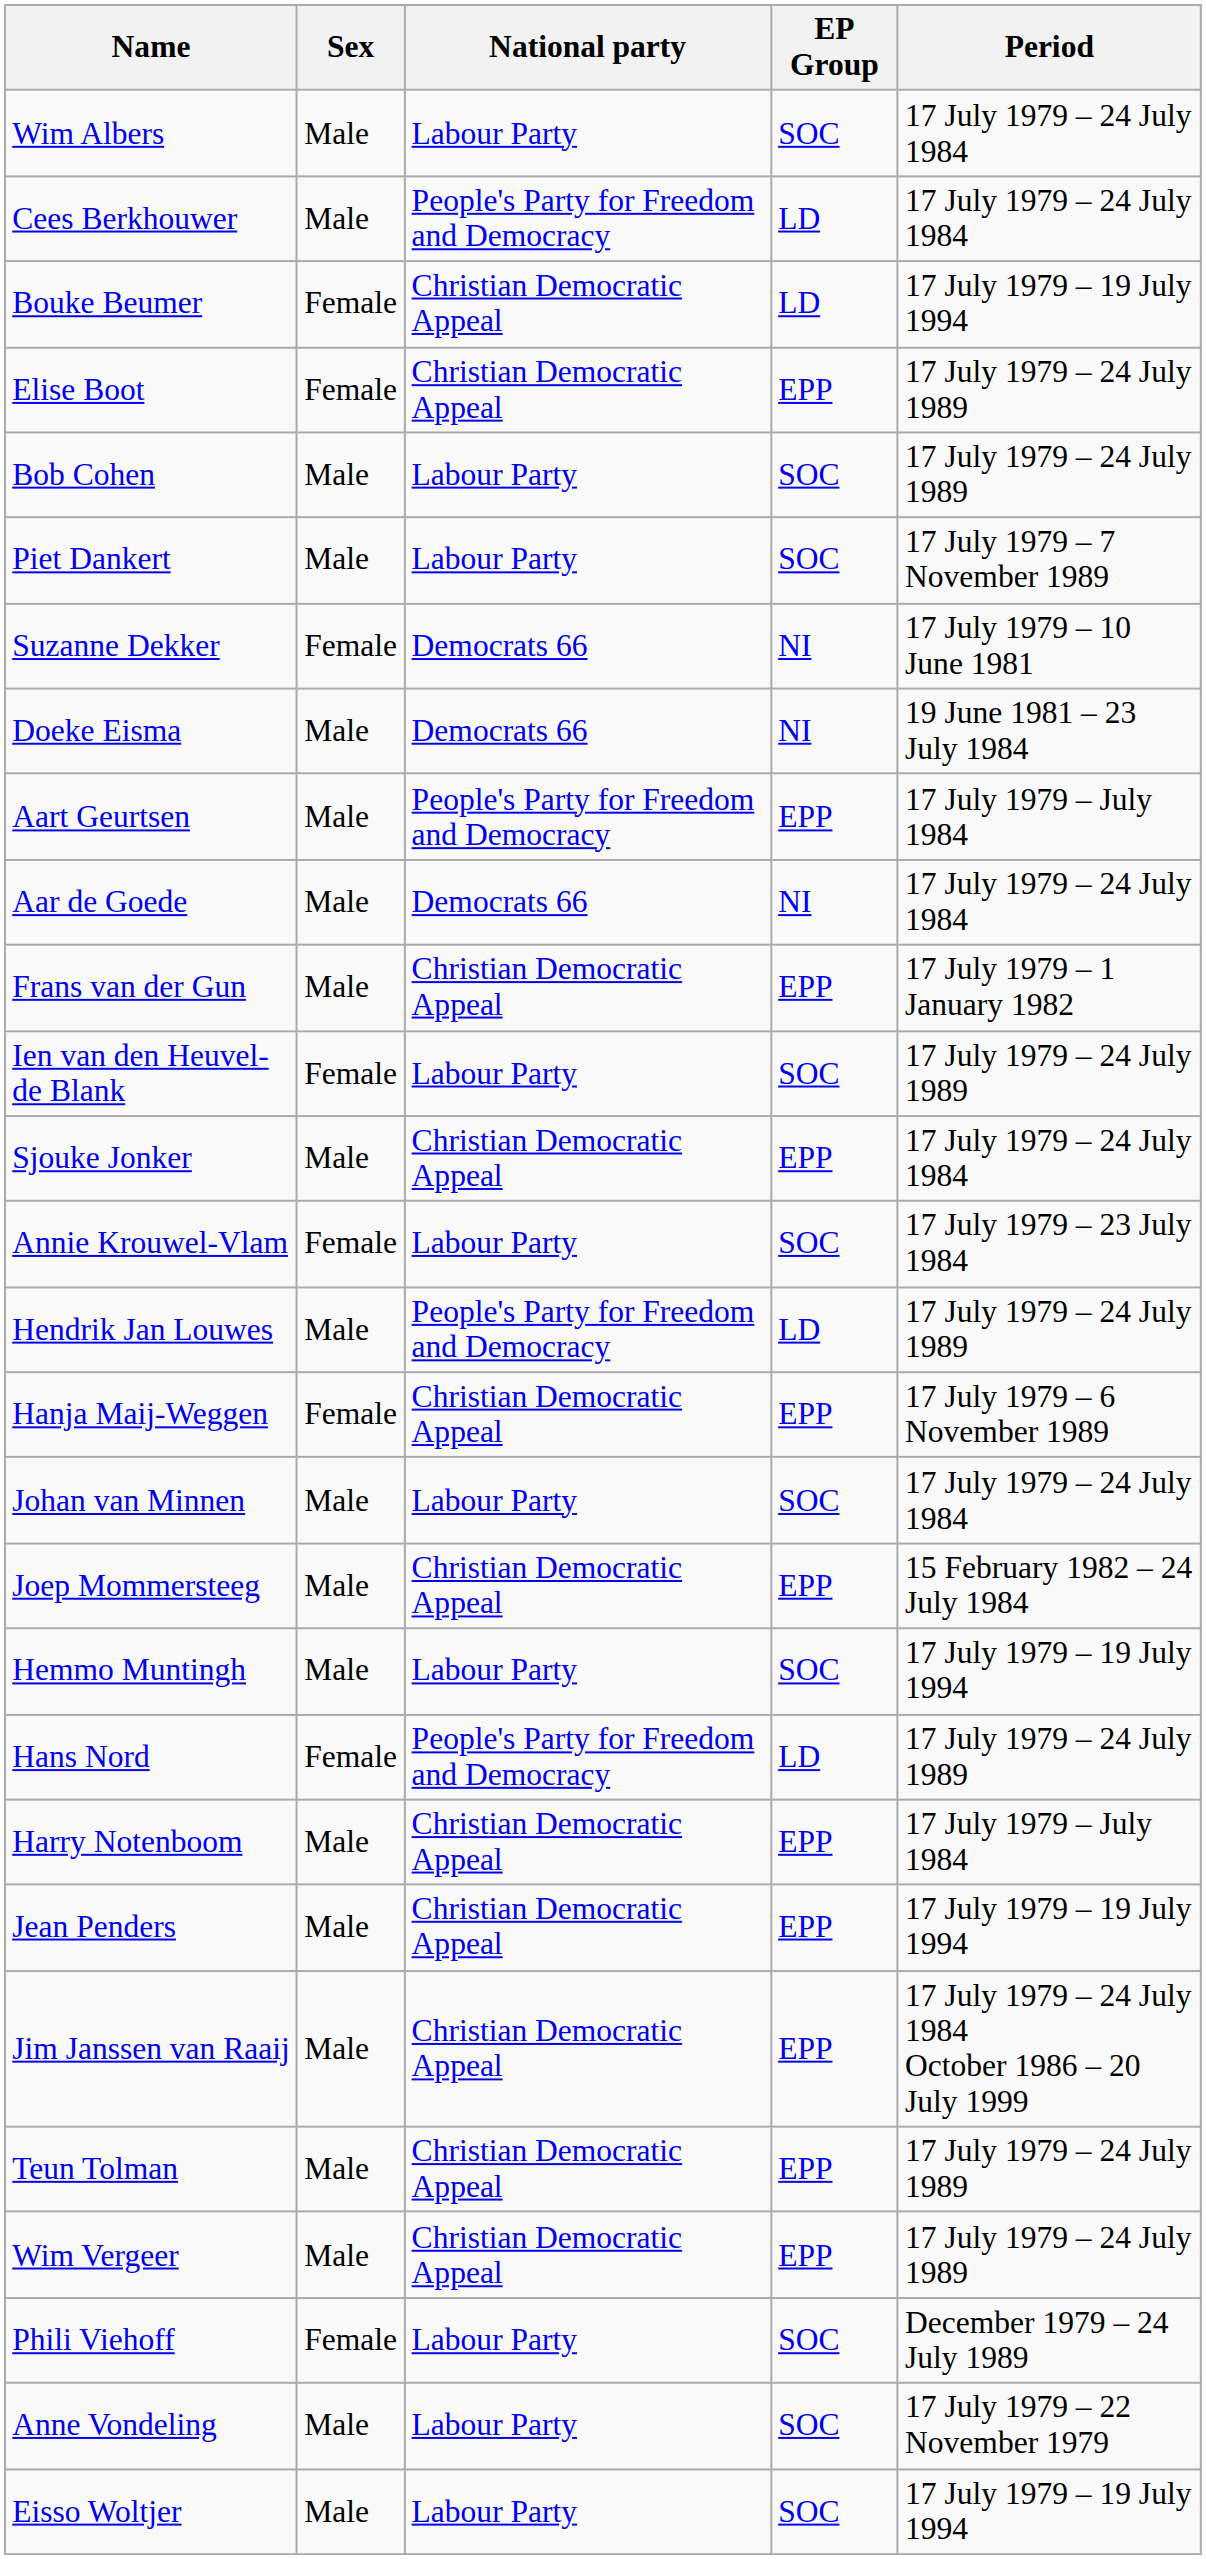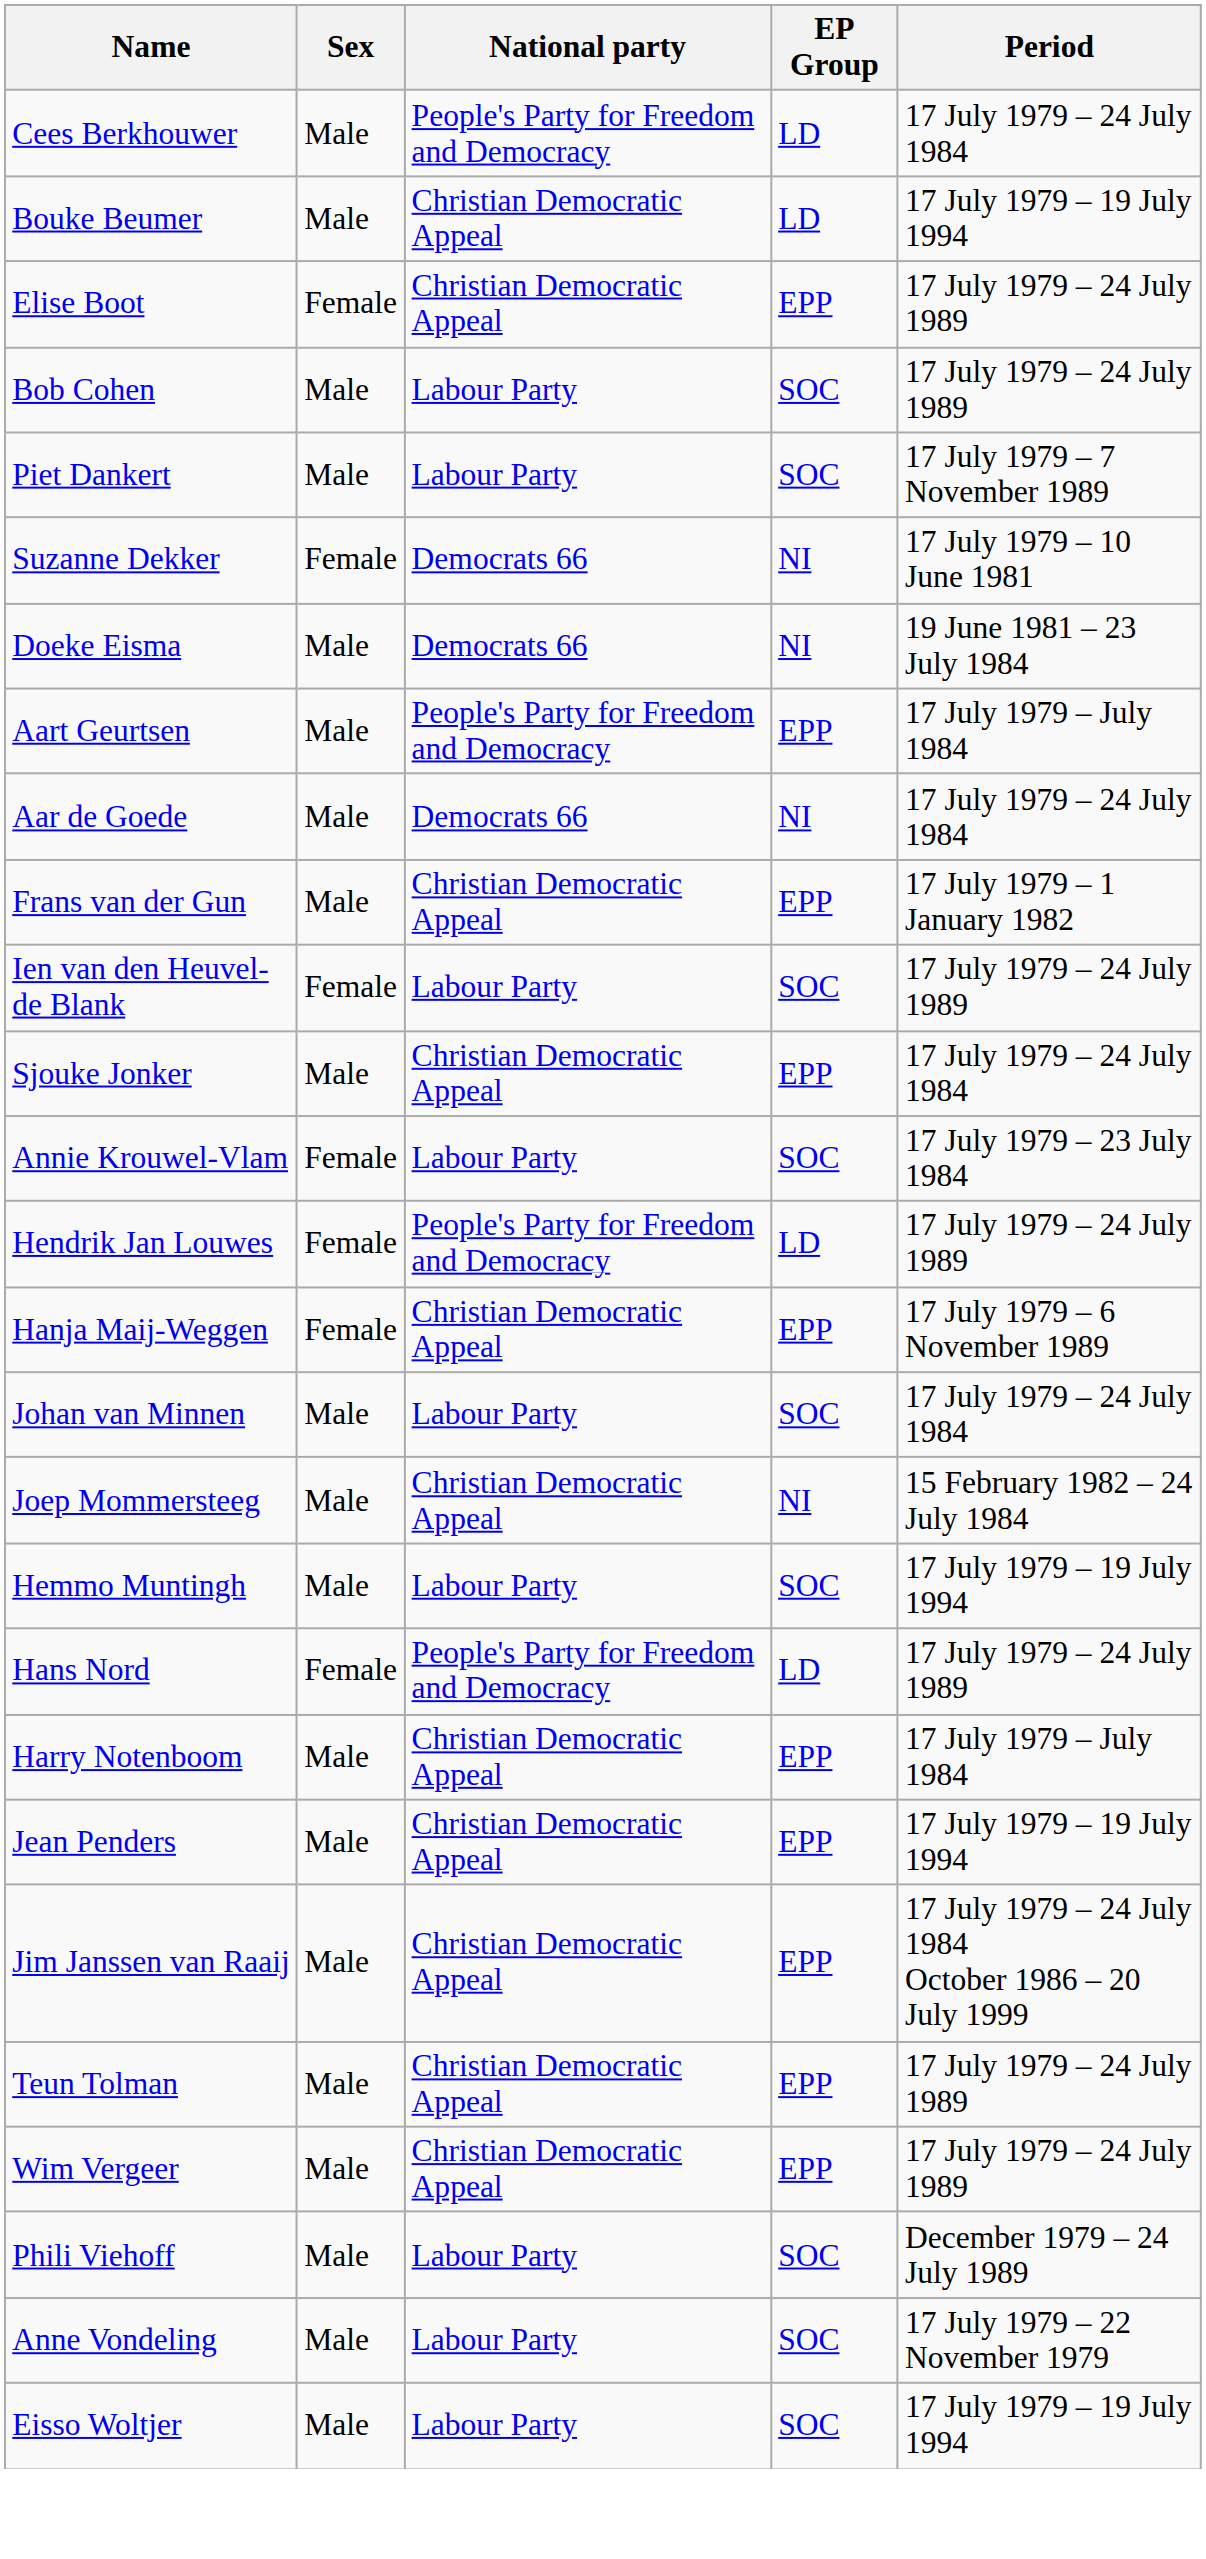- row: (88, 132)
(351, 303) Female -> (337, 218) Male
(337, 1328) Male -> (351, 1243) Female
(805, 1585) EPP -> (795, 1499) NI
(351, 2339) Female -> (337, 2254) Male
